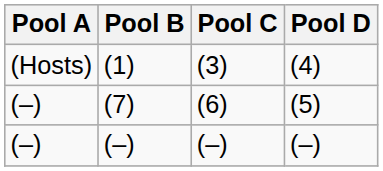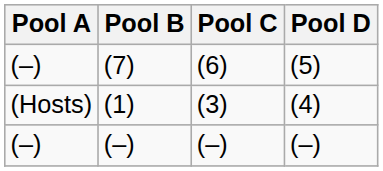rows swapped: (119, 64) <-> (119, 104)
